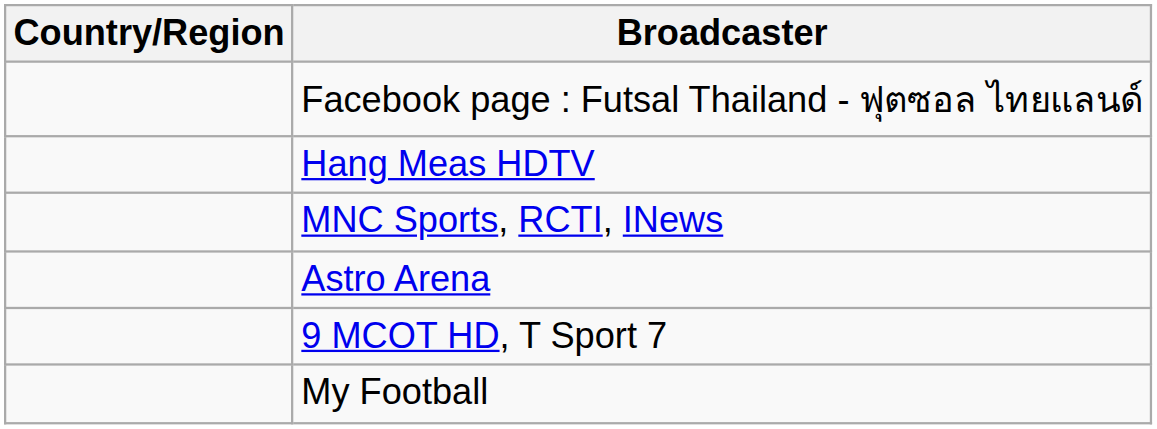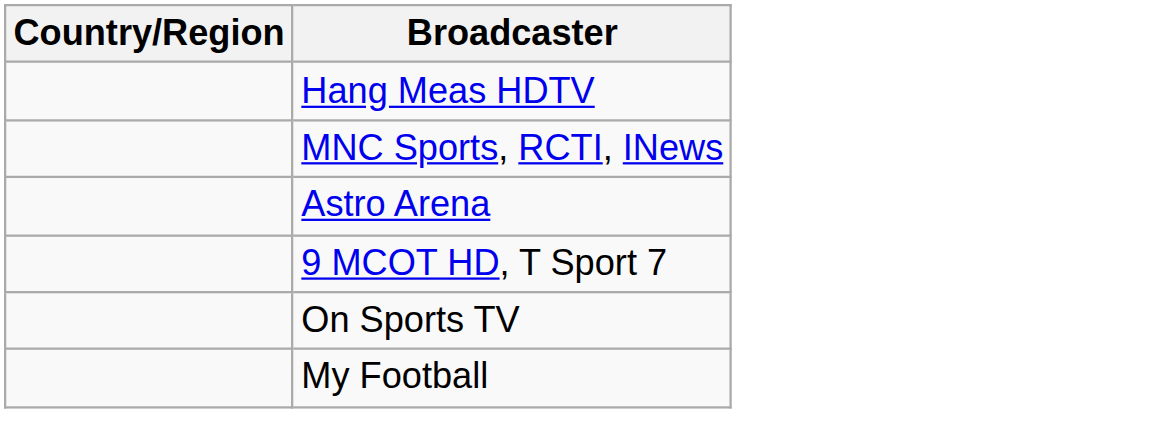- row: (722, 99)
+ row: (411, 319)
